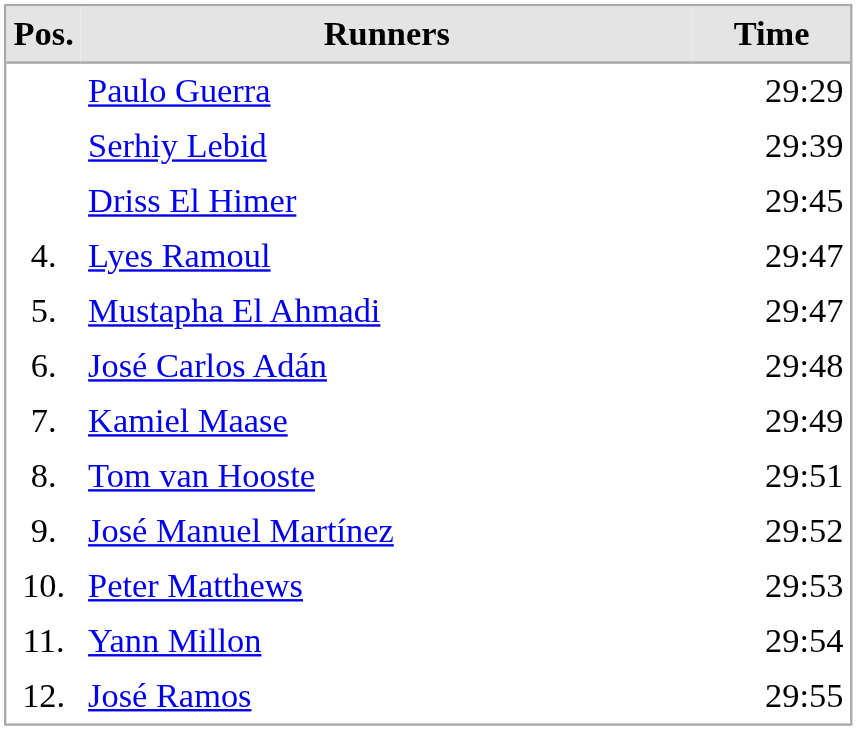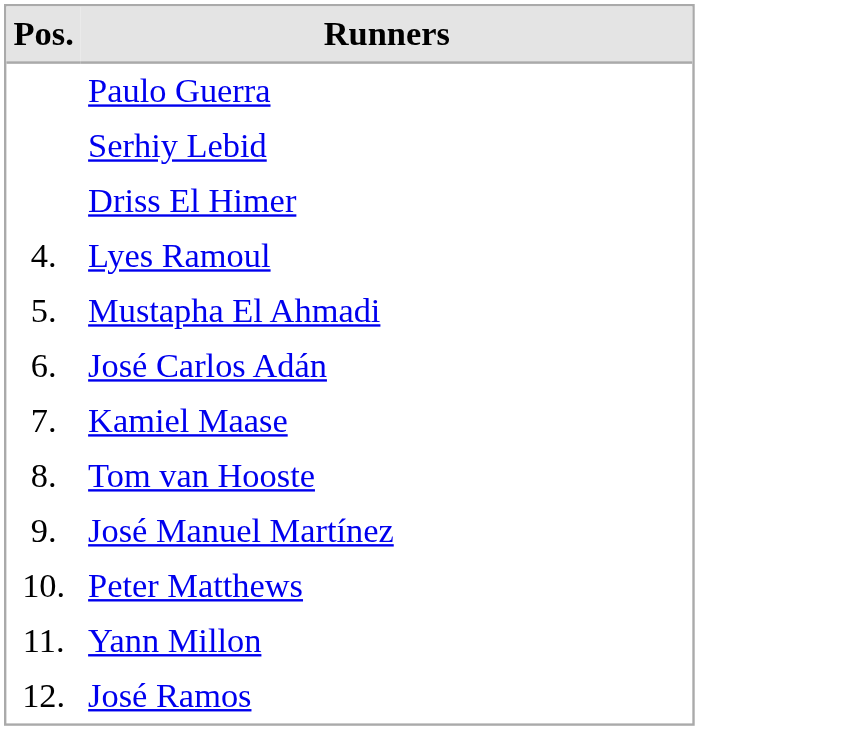- column: (772, 33)
